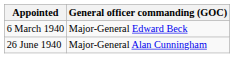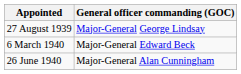+ row: (39, 28)
